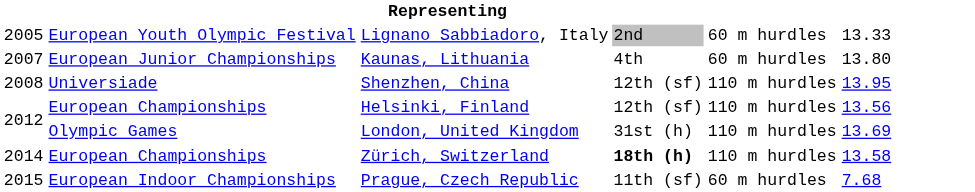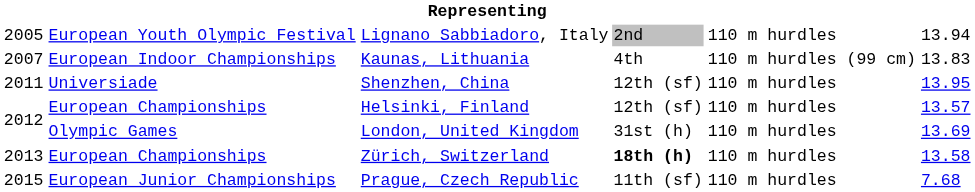(767, 35) 60 m hurdles -> (772, 35) 110 m hurdles
(866, 35) 13.33 -> (946, 35) 13.94
(192, 60) European Junior Championships -> (192, 60) European Indoor Championships
(767, 60) 60 m hurdles -> (812, 60) 110 m hurdles (99 cm)
(866, 60) 13.80 -> (946, 60) 13.83
(24, 84) 2008 -> (24, 84) 2011
(866, 108) 13.56 -> (946, 108) 13.57
(24, 156) 2014 -> (24, 156) 2013
(192, 180) European Indoor Championships -> (192, 180) European Junior Championships
(767, 180) 60 m hurdles -> (772, 180) 110 m hurdles
